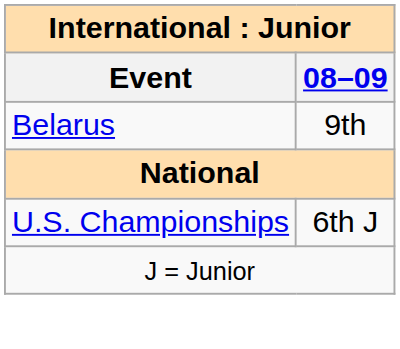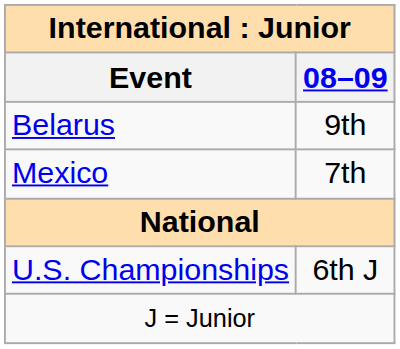+ row: (60, 173)
